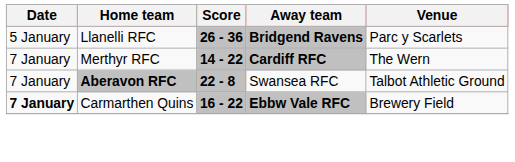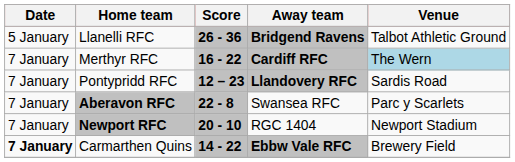(416, 37) Parc y Scarlets -> (439, 37) Talbot Athletic Ground
(221, 59) 14 - 22 -> (220, 59) 16 - 22
(400, 59) no background -> (401, 59) lightblue background
+ row: (128, 81)
(437, 81) Talbot Athletic Ground -> (417, 103) Parc y Scarlets
+ row: (123, 125)
(221, 103) 16 - 22 -> (220, 147) 14 - 22
